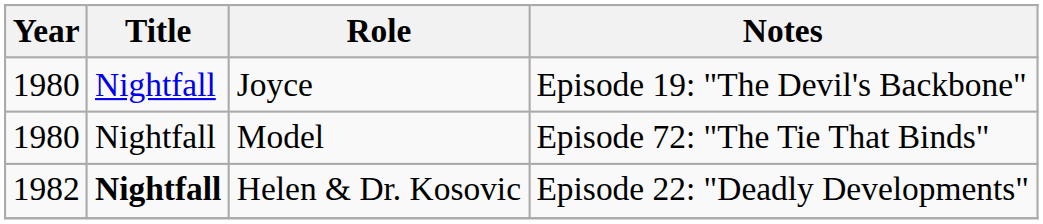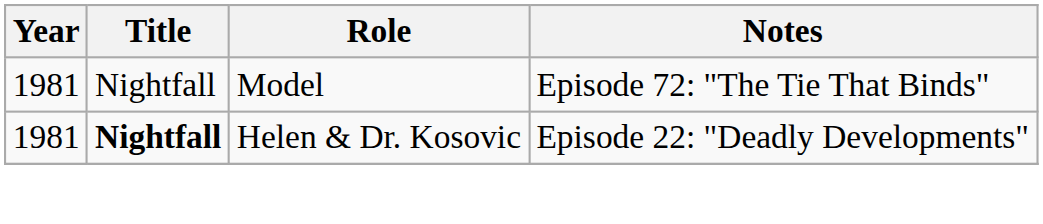- row: (275, 84)
(46, 137) 1980 -> (46, 84) 1981
(46, 190) 1982 -> (46, 137) 1981
